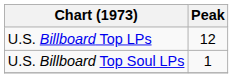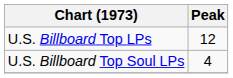(208, 61) 1 -> (208, 61) 4
